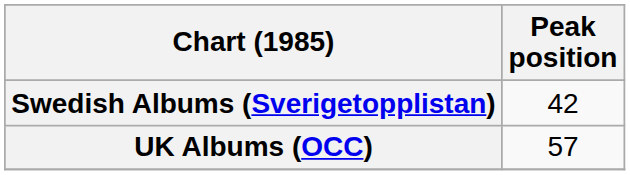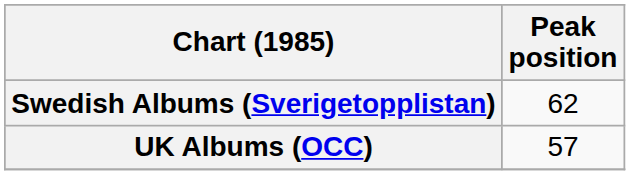(563, 102) 42 -> (563, 102) 62
